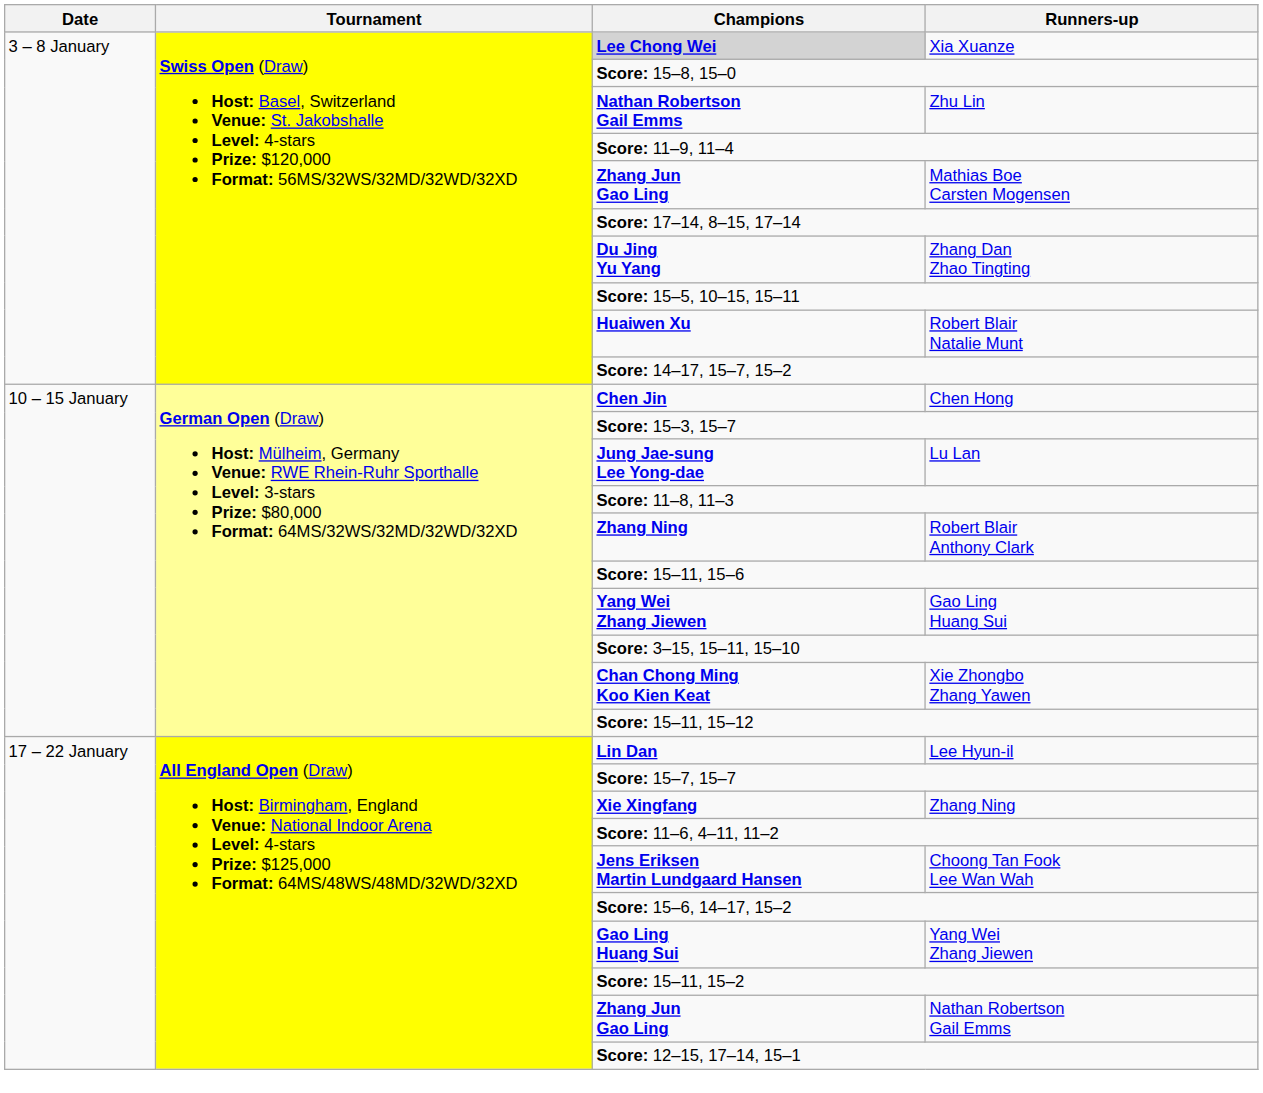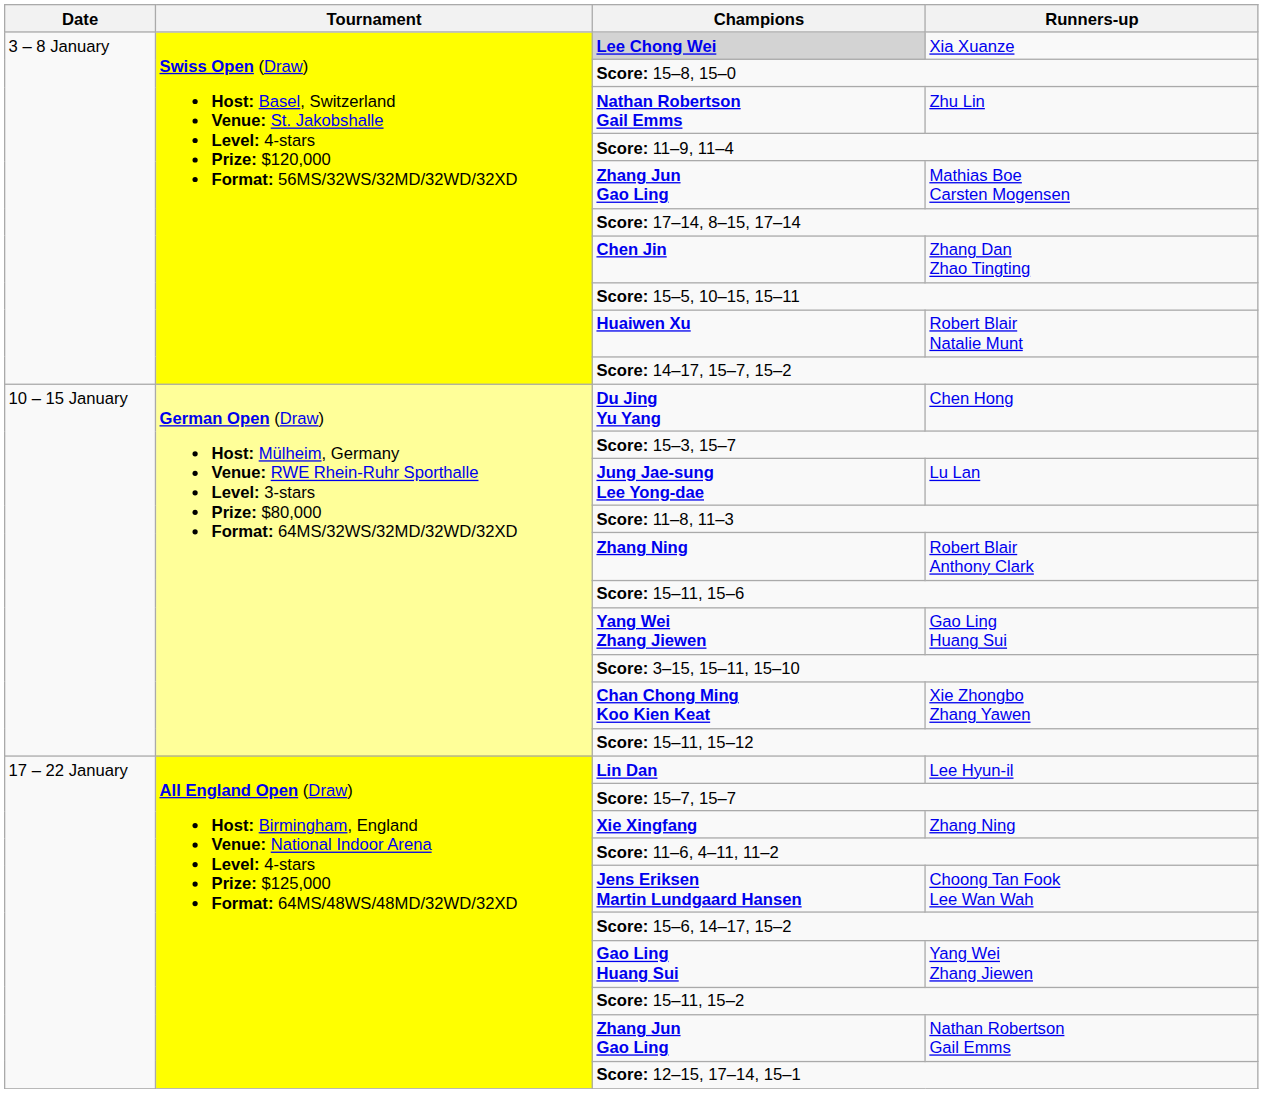(629, 259) Du Jing Yu Yang -> (632, 249) Chen Jin
(632, 398) Chen Jin -> (629, 408) Du Jing Yu Yang
